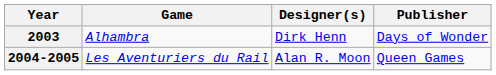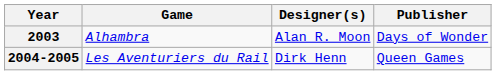(311, 37) Dirk Henn -> (323, 37) Alan R. Moon
(323, 59) Alan R. Moon -> (311, 59) Dirk Henn
